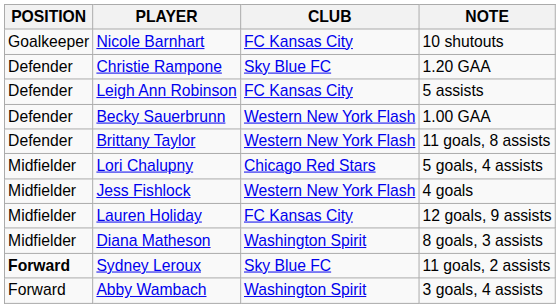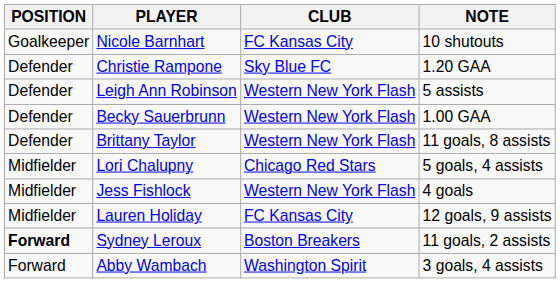(298, 91) FC Kansas City -> (330, 91) Western New York Flash
- row: (153, 240)
(288, 265) Sky Blue FC -> (302, 240) Boston Breakers
